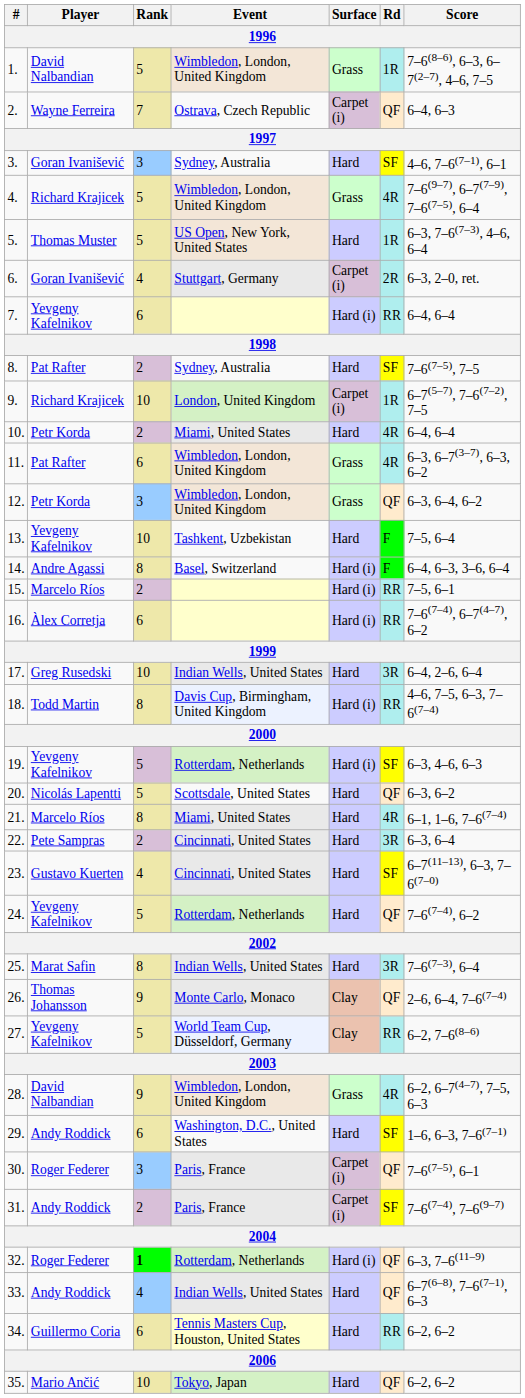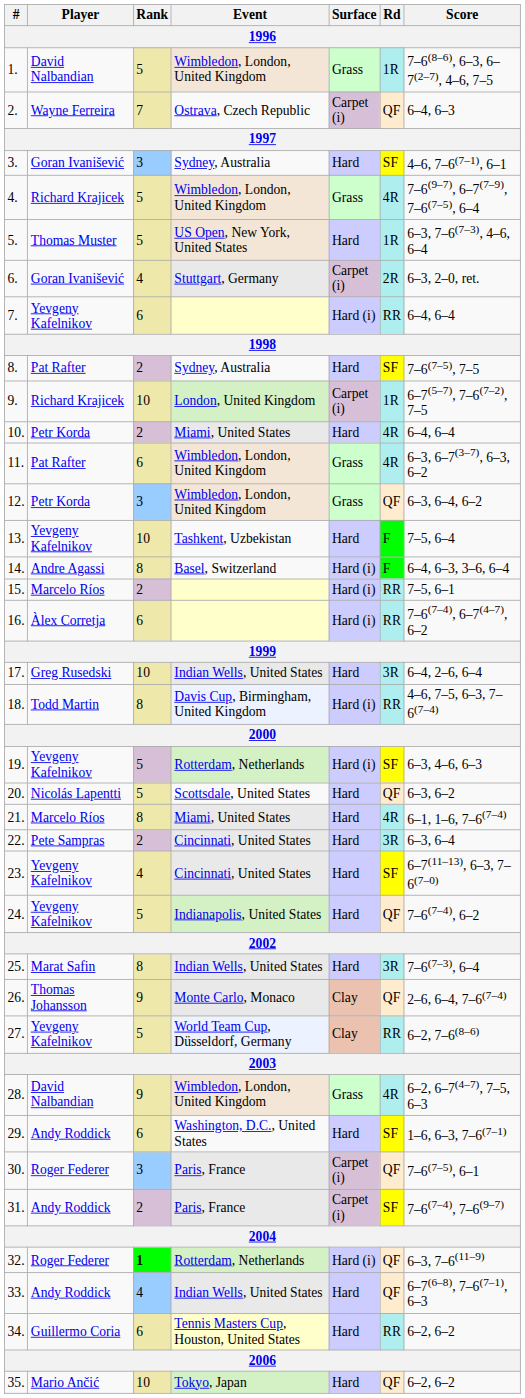(77, 873) Gustavo Kuerten -> (61, 873) Yevgeny Kafelnikov
(239, 914) Rotterdam, Netherlands -> (248, 914) Indianapolis, United States
